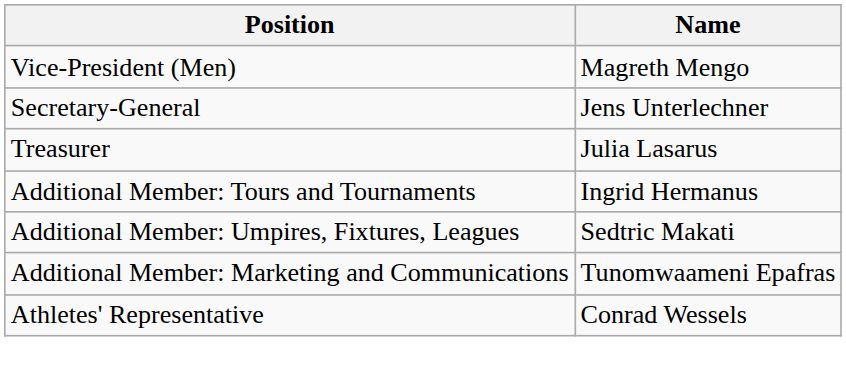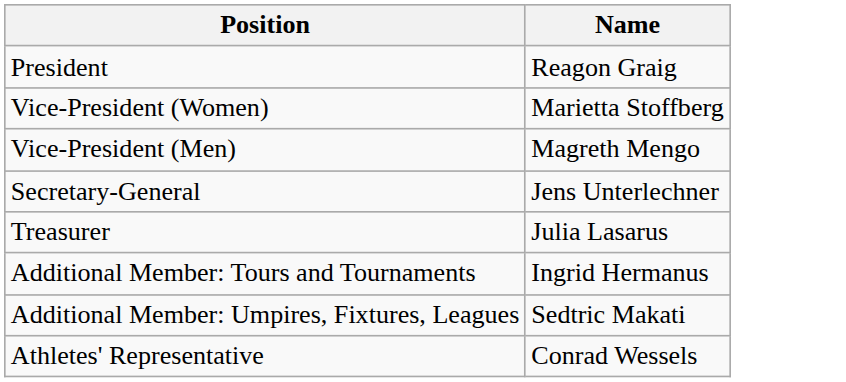+ row: (59, 66)
+ row: (140, 107)
- row: (290, 273)
